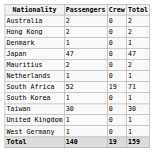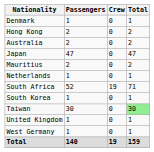rows swapped: (25, 21) <-> (21, 43)
(132, 109) no background -> (132, 109) lightgreen background
